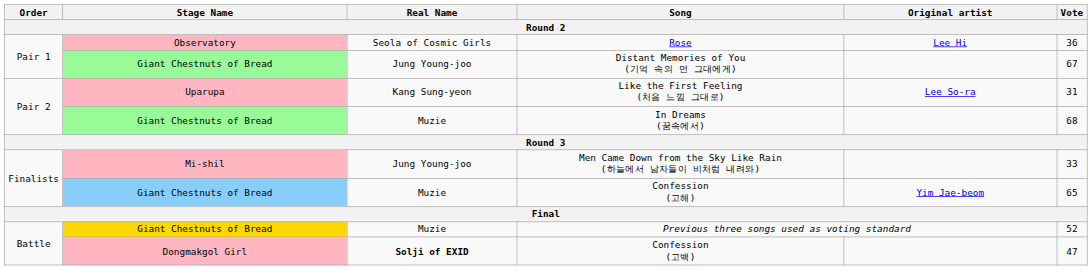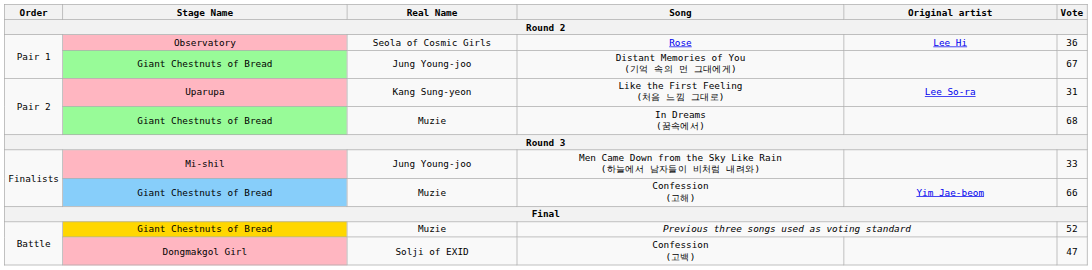(1072, 192) 65 -> (1072, 192) 66
(432, 251) bold -> (432, 251) normal
